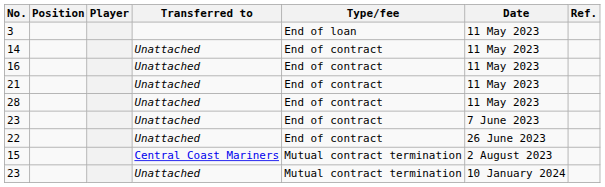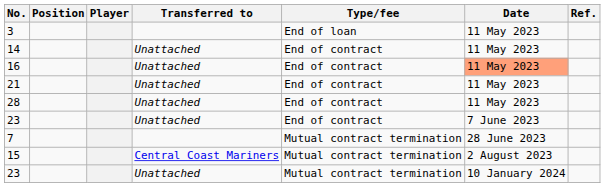(503, 67) no background -> (503, 67) lightsalmon background
- row: (14, 138)
+ row: (10, 138)
